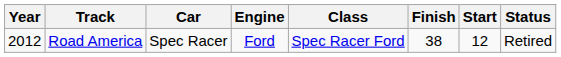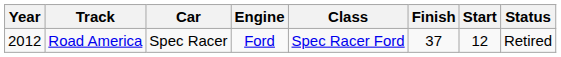(434, 40) 38 -> (434, 40) 37
